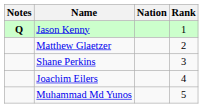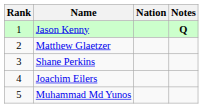columns swapped: (184, 12) <-> (19, 12)
